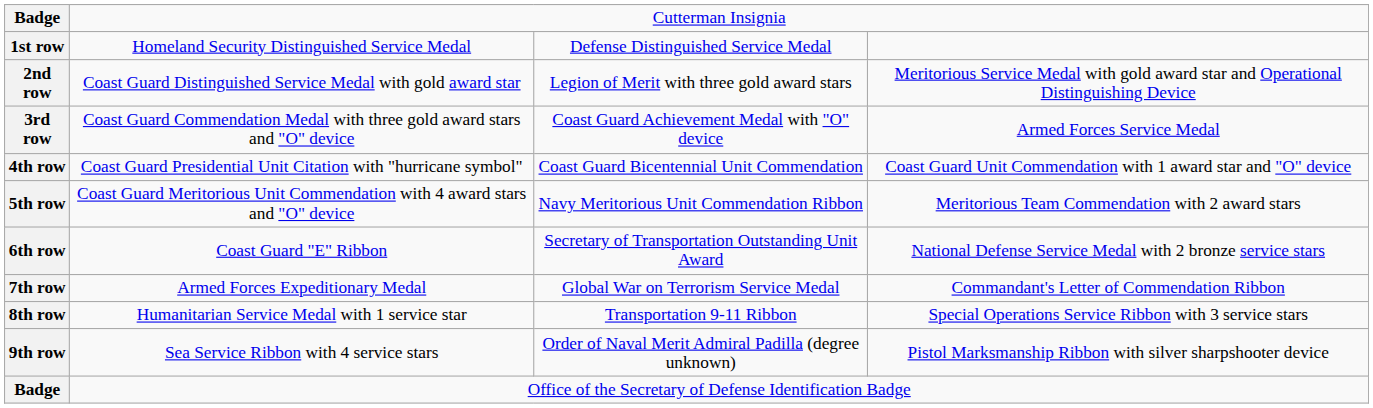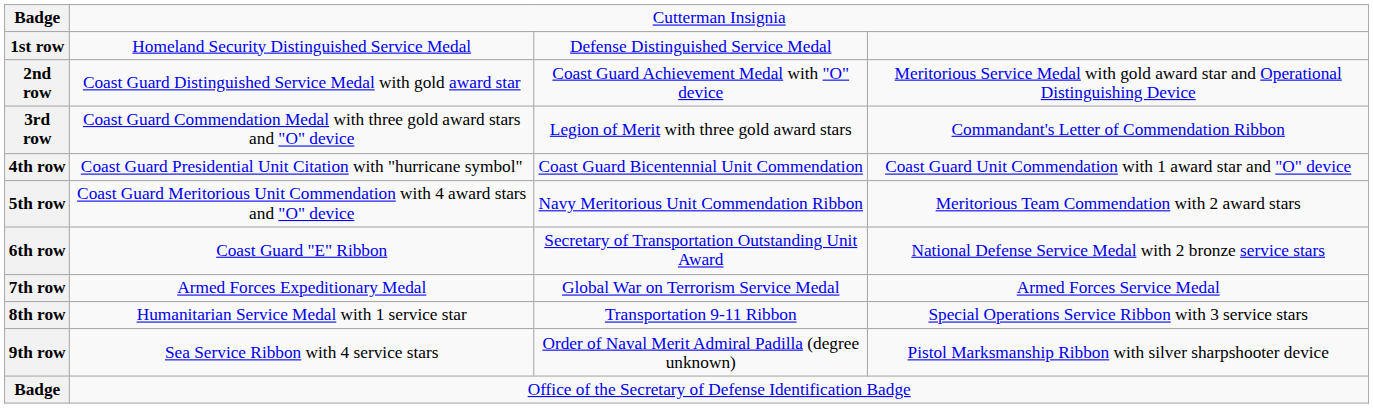(701, 82) Legion of Merit with three gold award stars -> (701, 82) Coast Guard Achievement Medal with "O" device
(701, 129) Coast Guard Achievement Medal with "O" device -> (701, 129) Legion of Merit with three gold award stars
(1118, 129) Armed Forces Service Medal -> (1118, 129) Commandant's Letter of Commendation Ribbon
(1118, 287) Commandant's Letter of Commendation Ribbon -> (1118, 287) Armed Forces Service Medal
